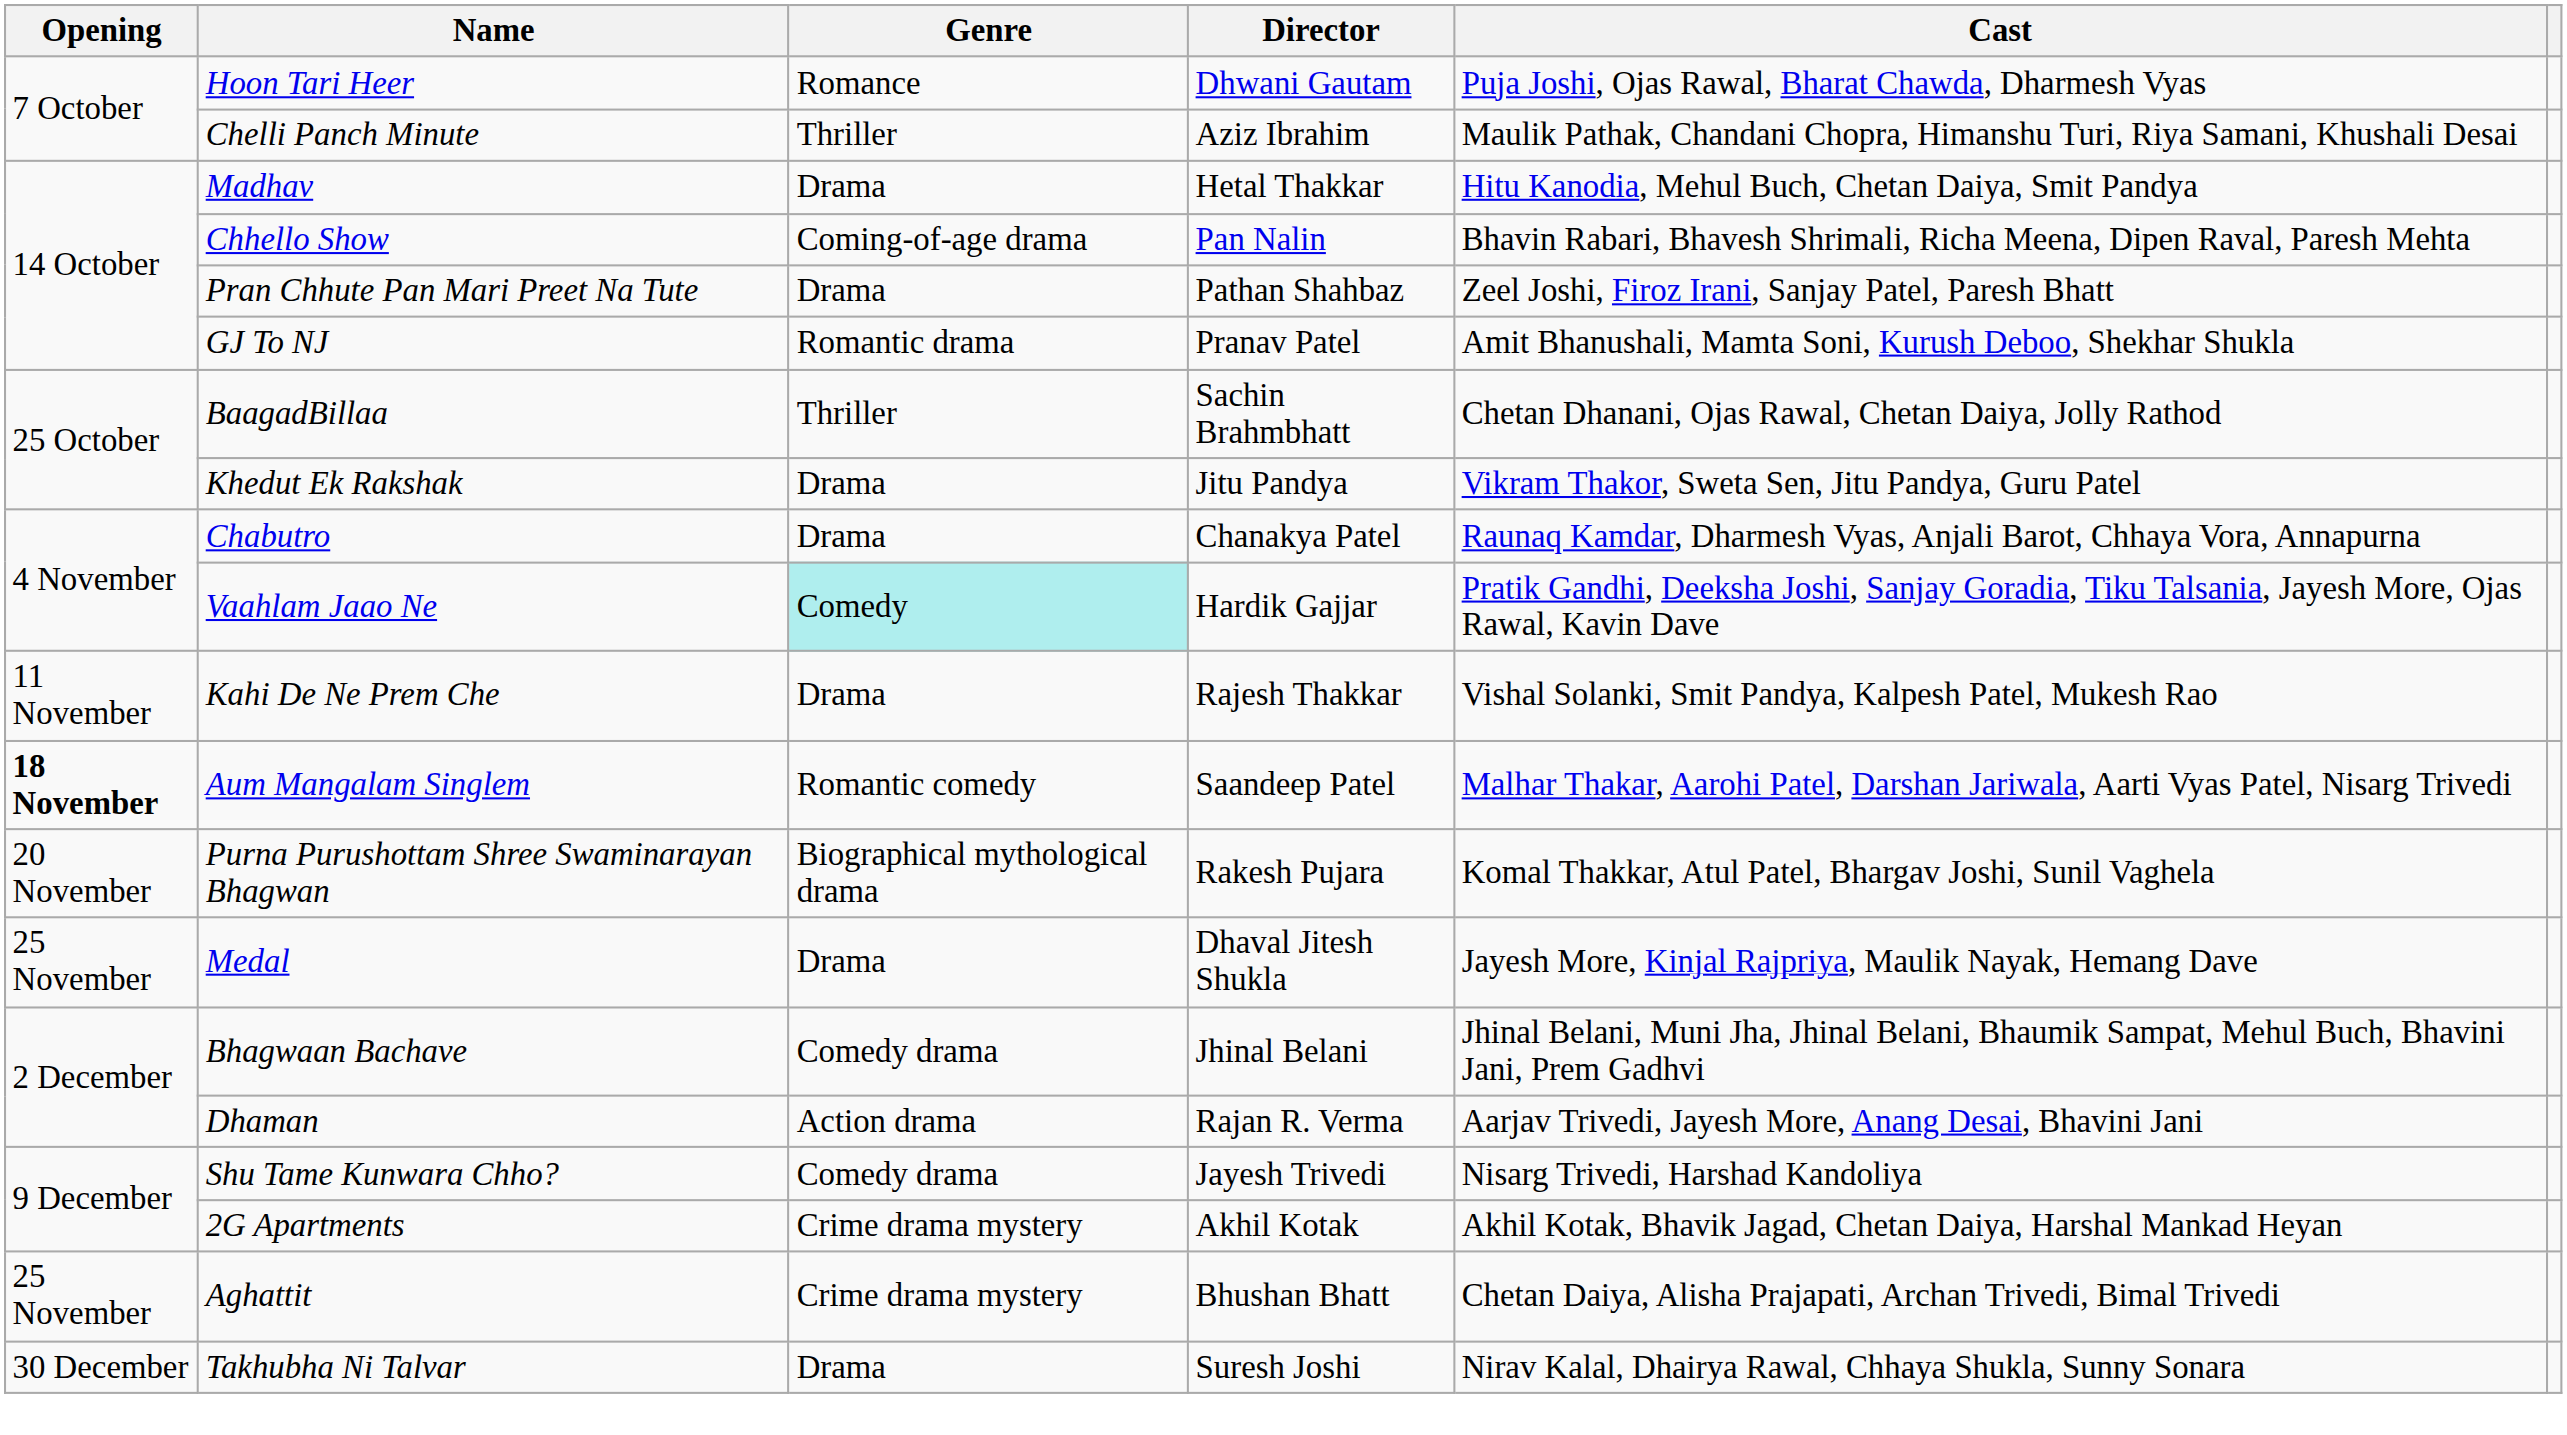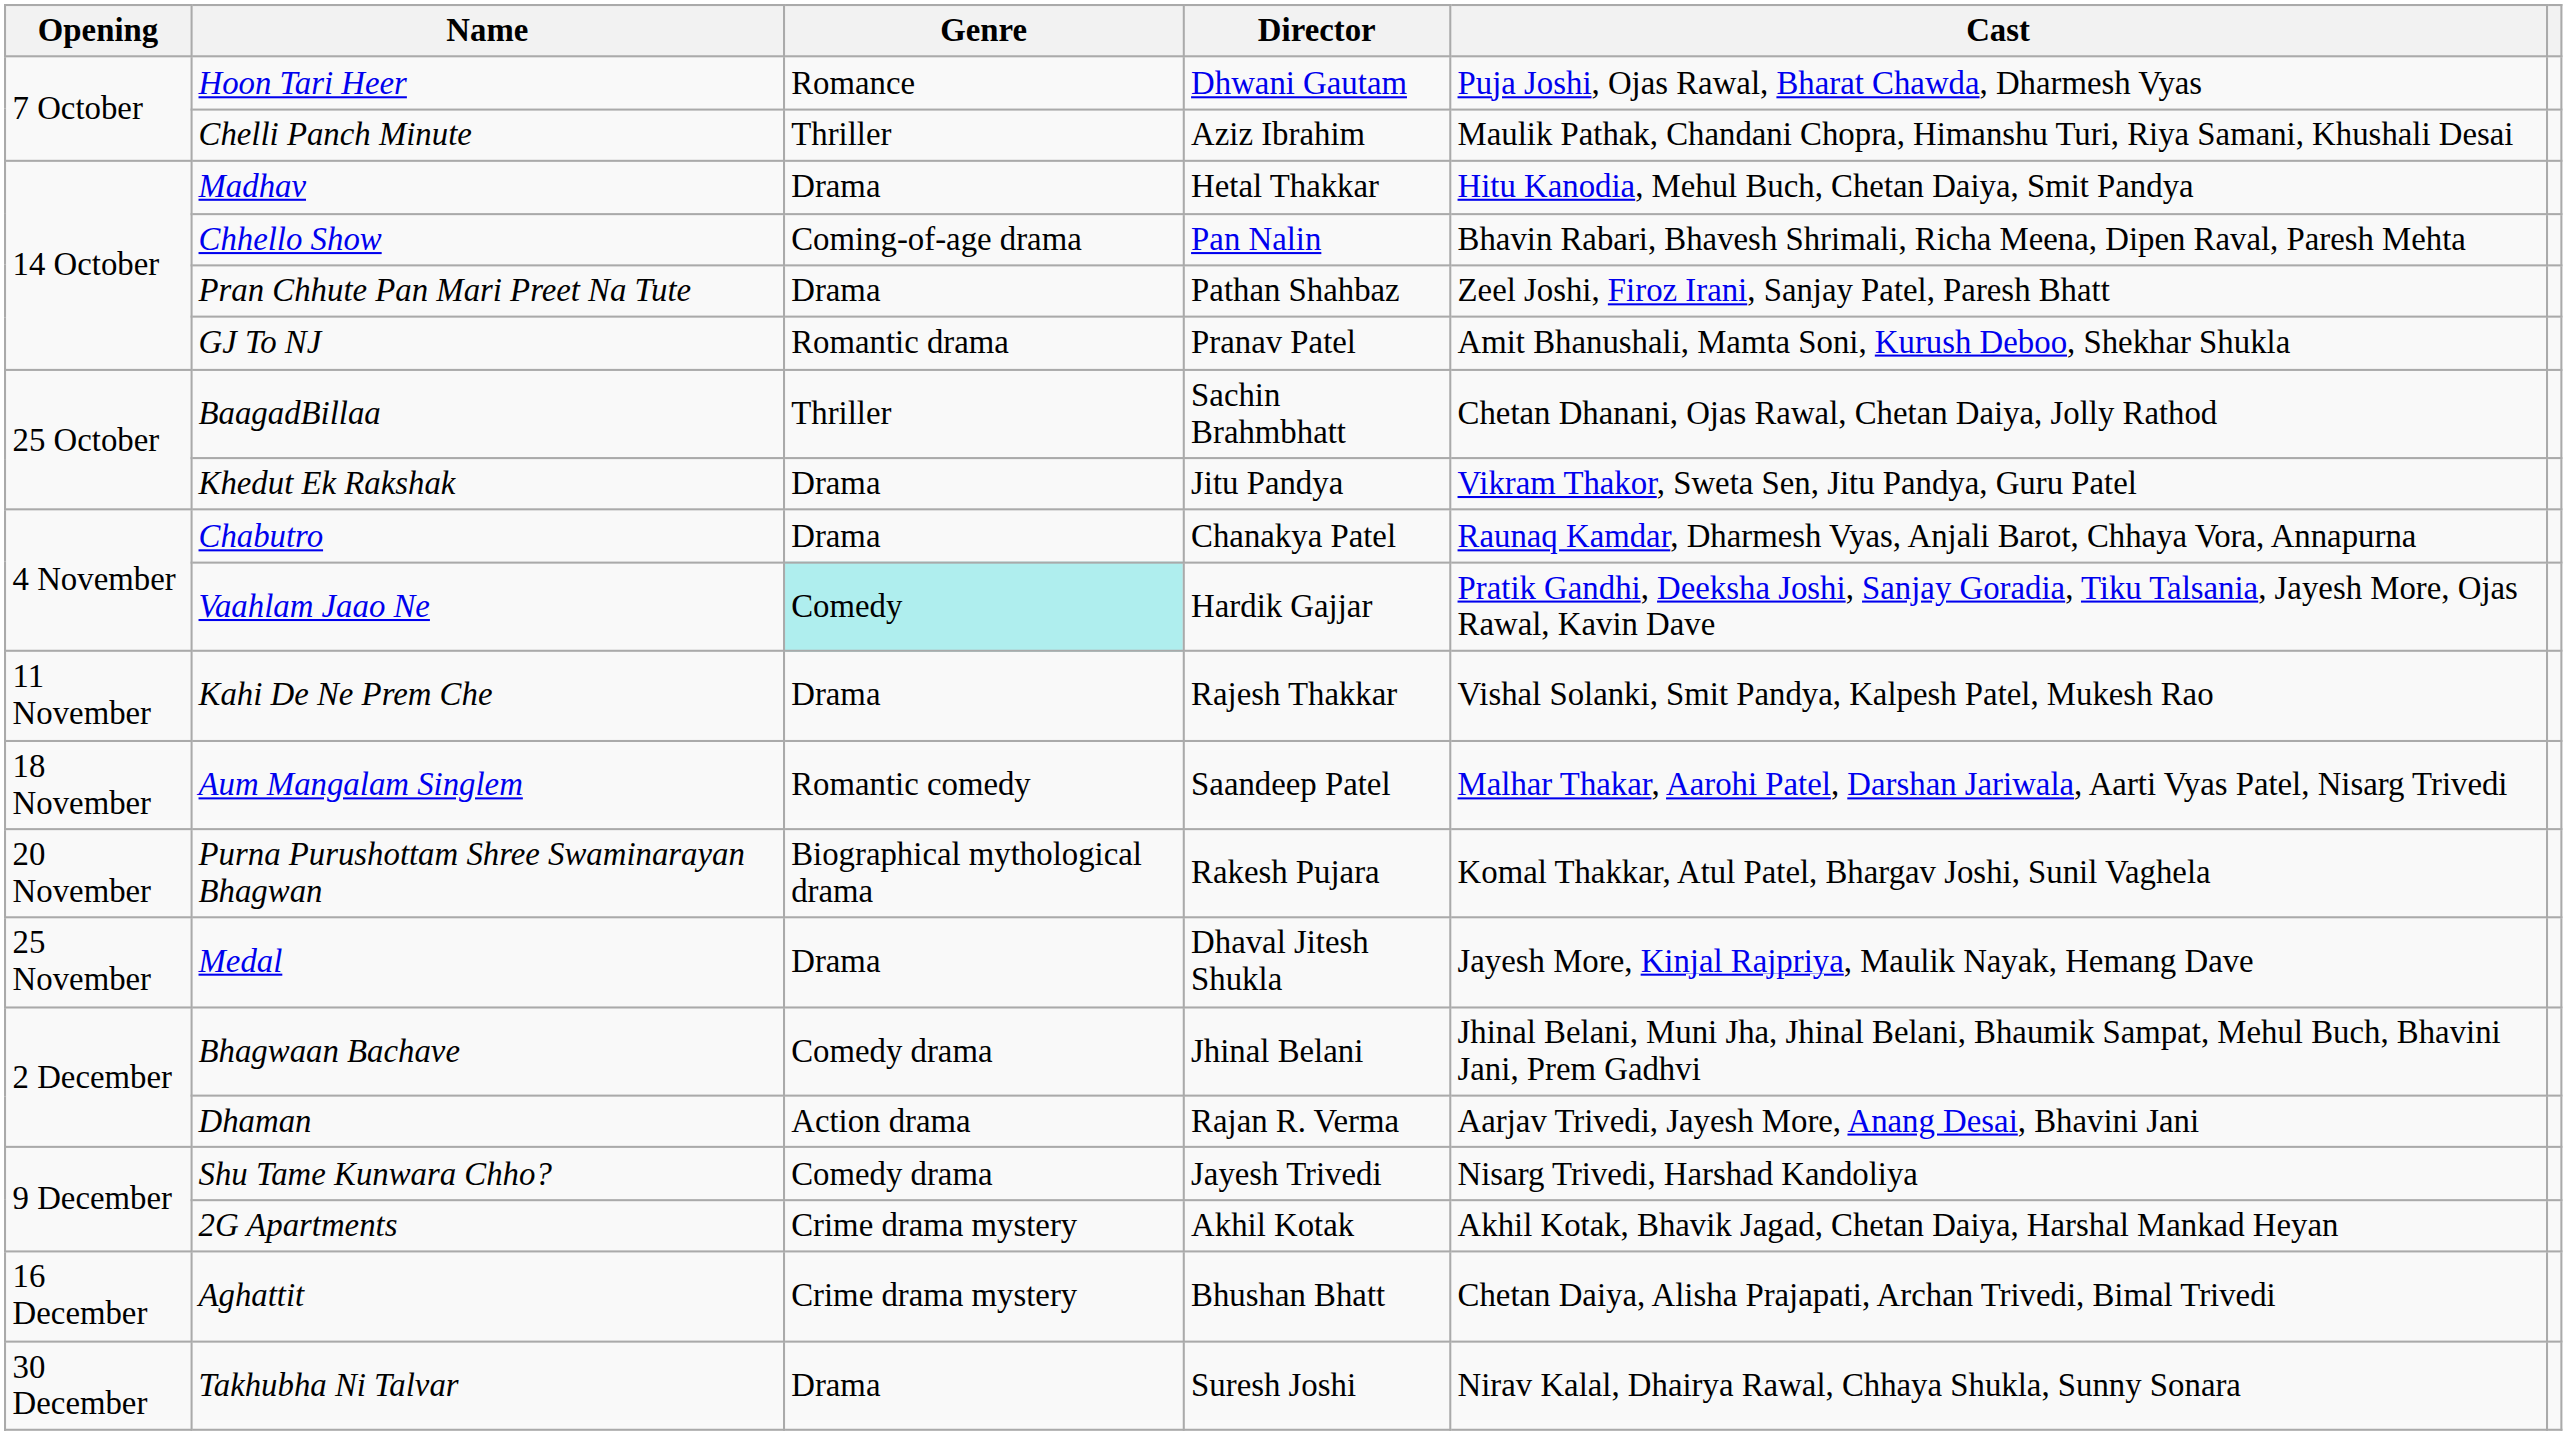(85, 783) bold -> (82, 783) normal
(82, 1295) 25 November -> (80, 1295) 16 December
